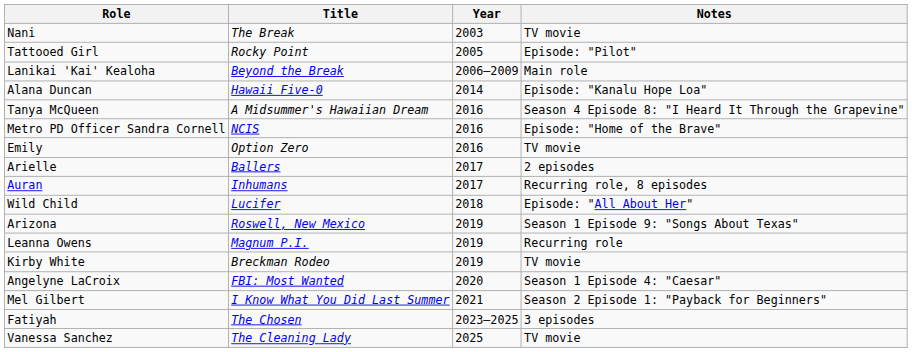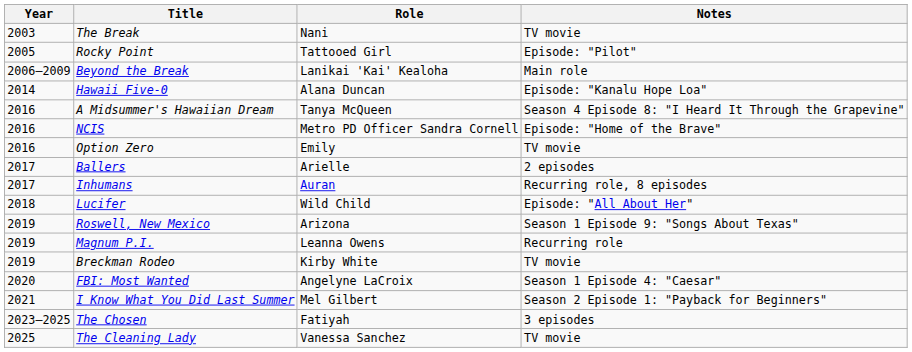columns swapped: (487, 14) <-> (116, 14)
